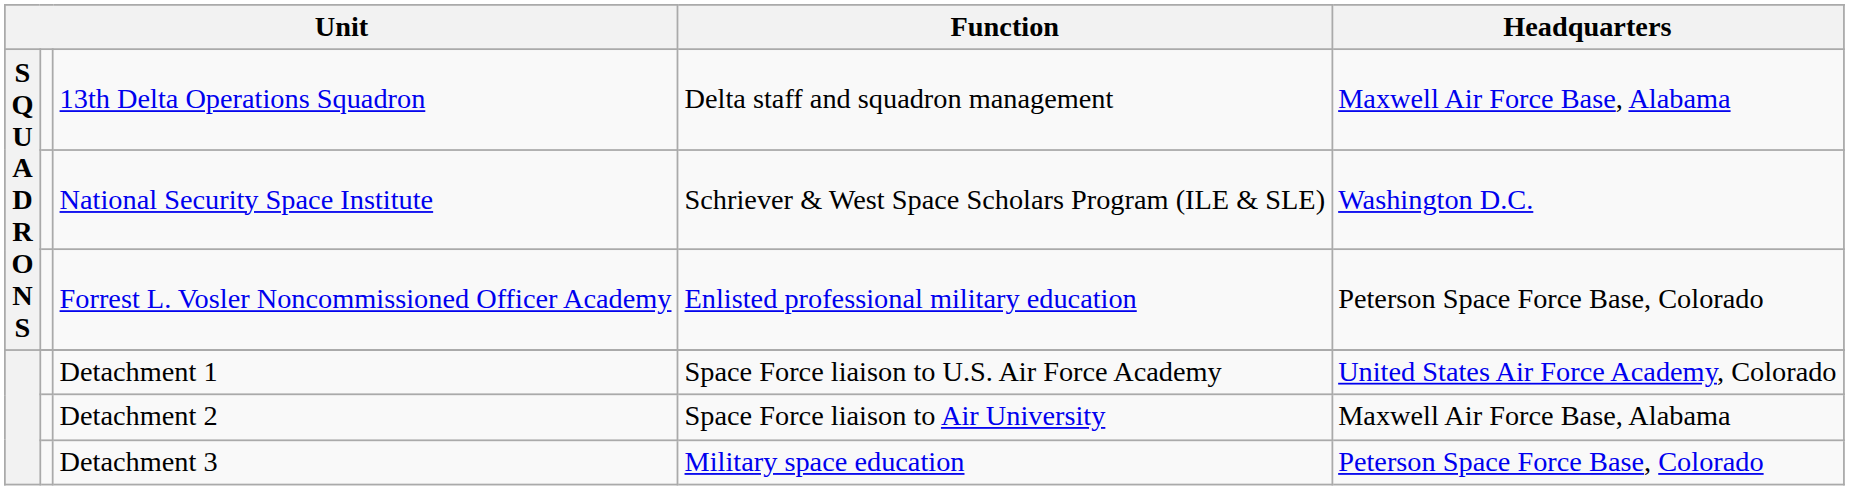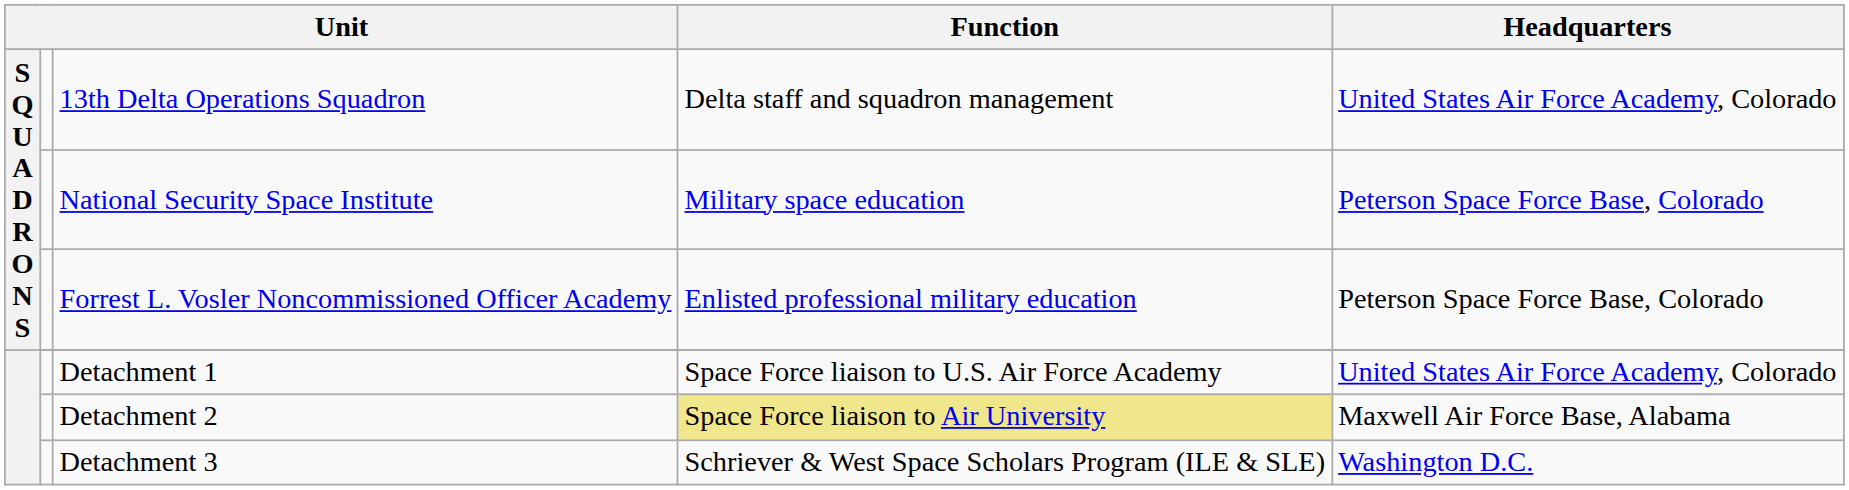(1534, 99) Maxwell Air Force Base, Alabama -> (1587, 99) United States Air Force Academy, Colorado
(1005, 199) Schriever & West Space Scholars Program (ILE & SLE) -> (825, 199) Military space education
(1436, 199) Washington D.C. -> (1551, 199) Peterson Space Force Base, Colorado
(895, 416) no background -> (895, 416) khaki background
(825, 461) Military space education -> (1005, 461) Schriever & West Space Scholars Program (ILE & SLE)
(1551, 461) Peterson Space Force Base, Colorado -> (1436, 461) Washington D.C.
